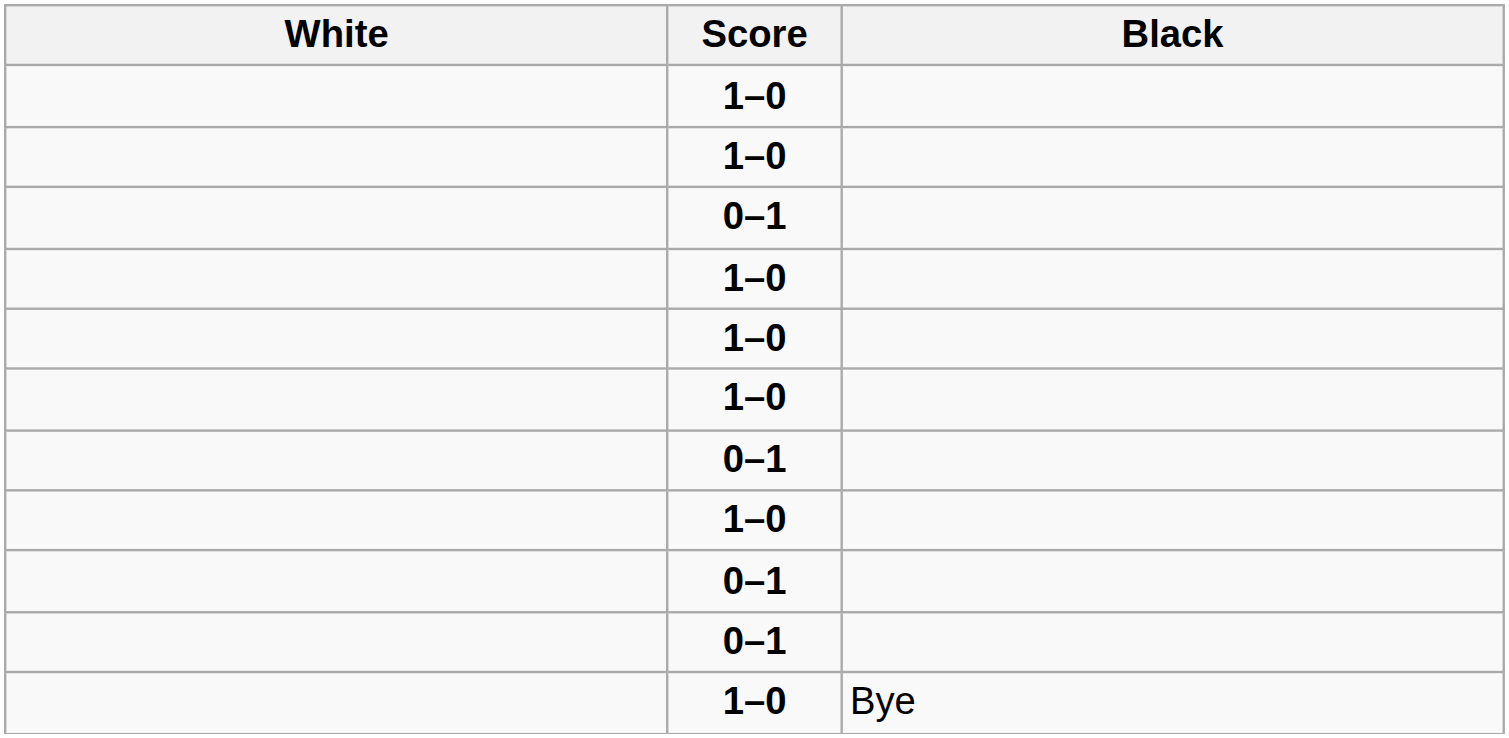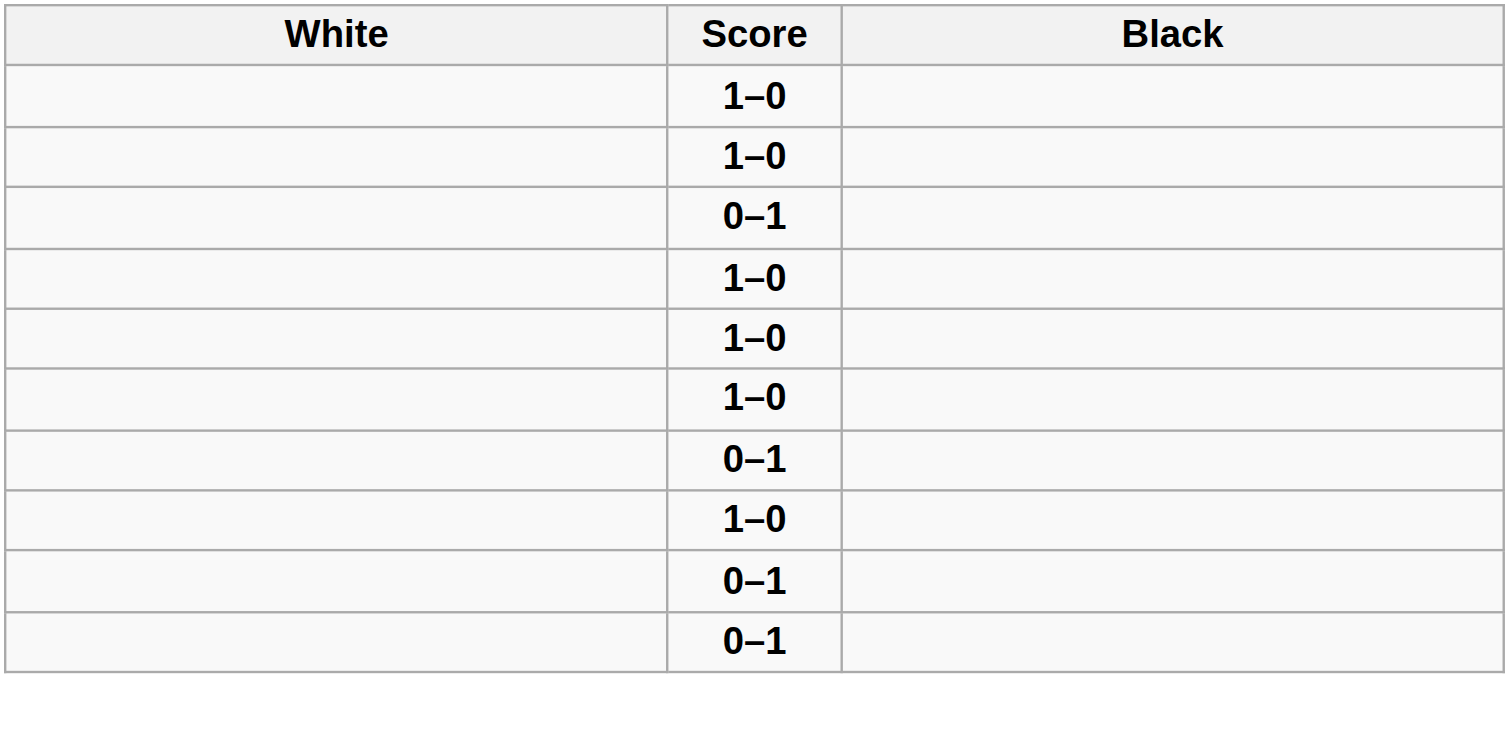- row: (755, 701)
